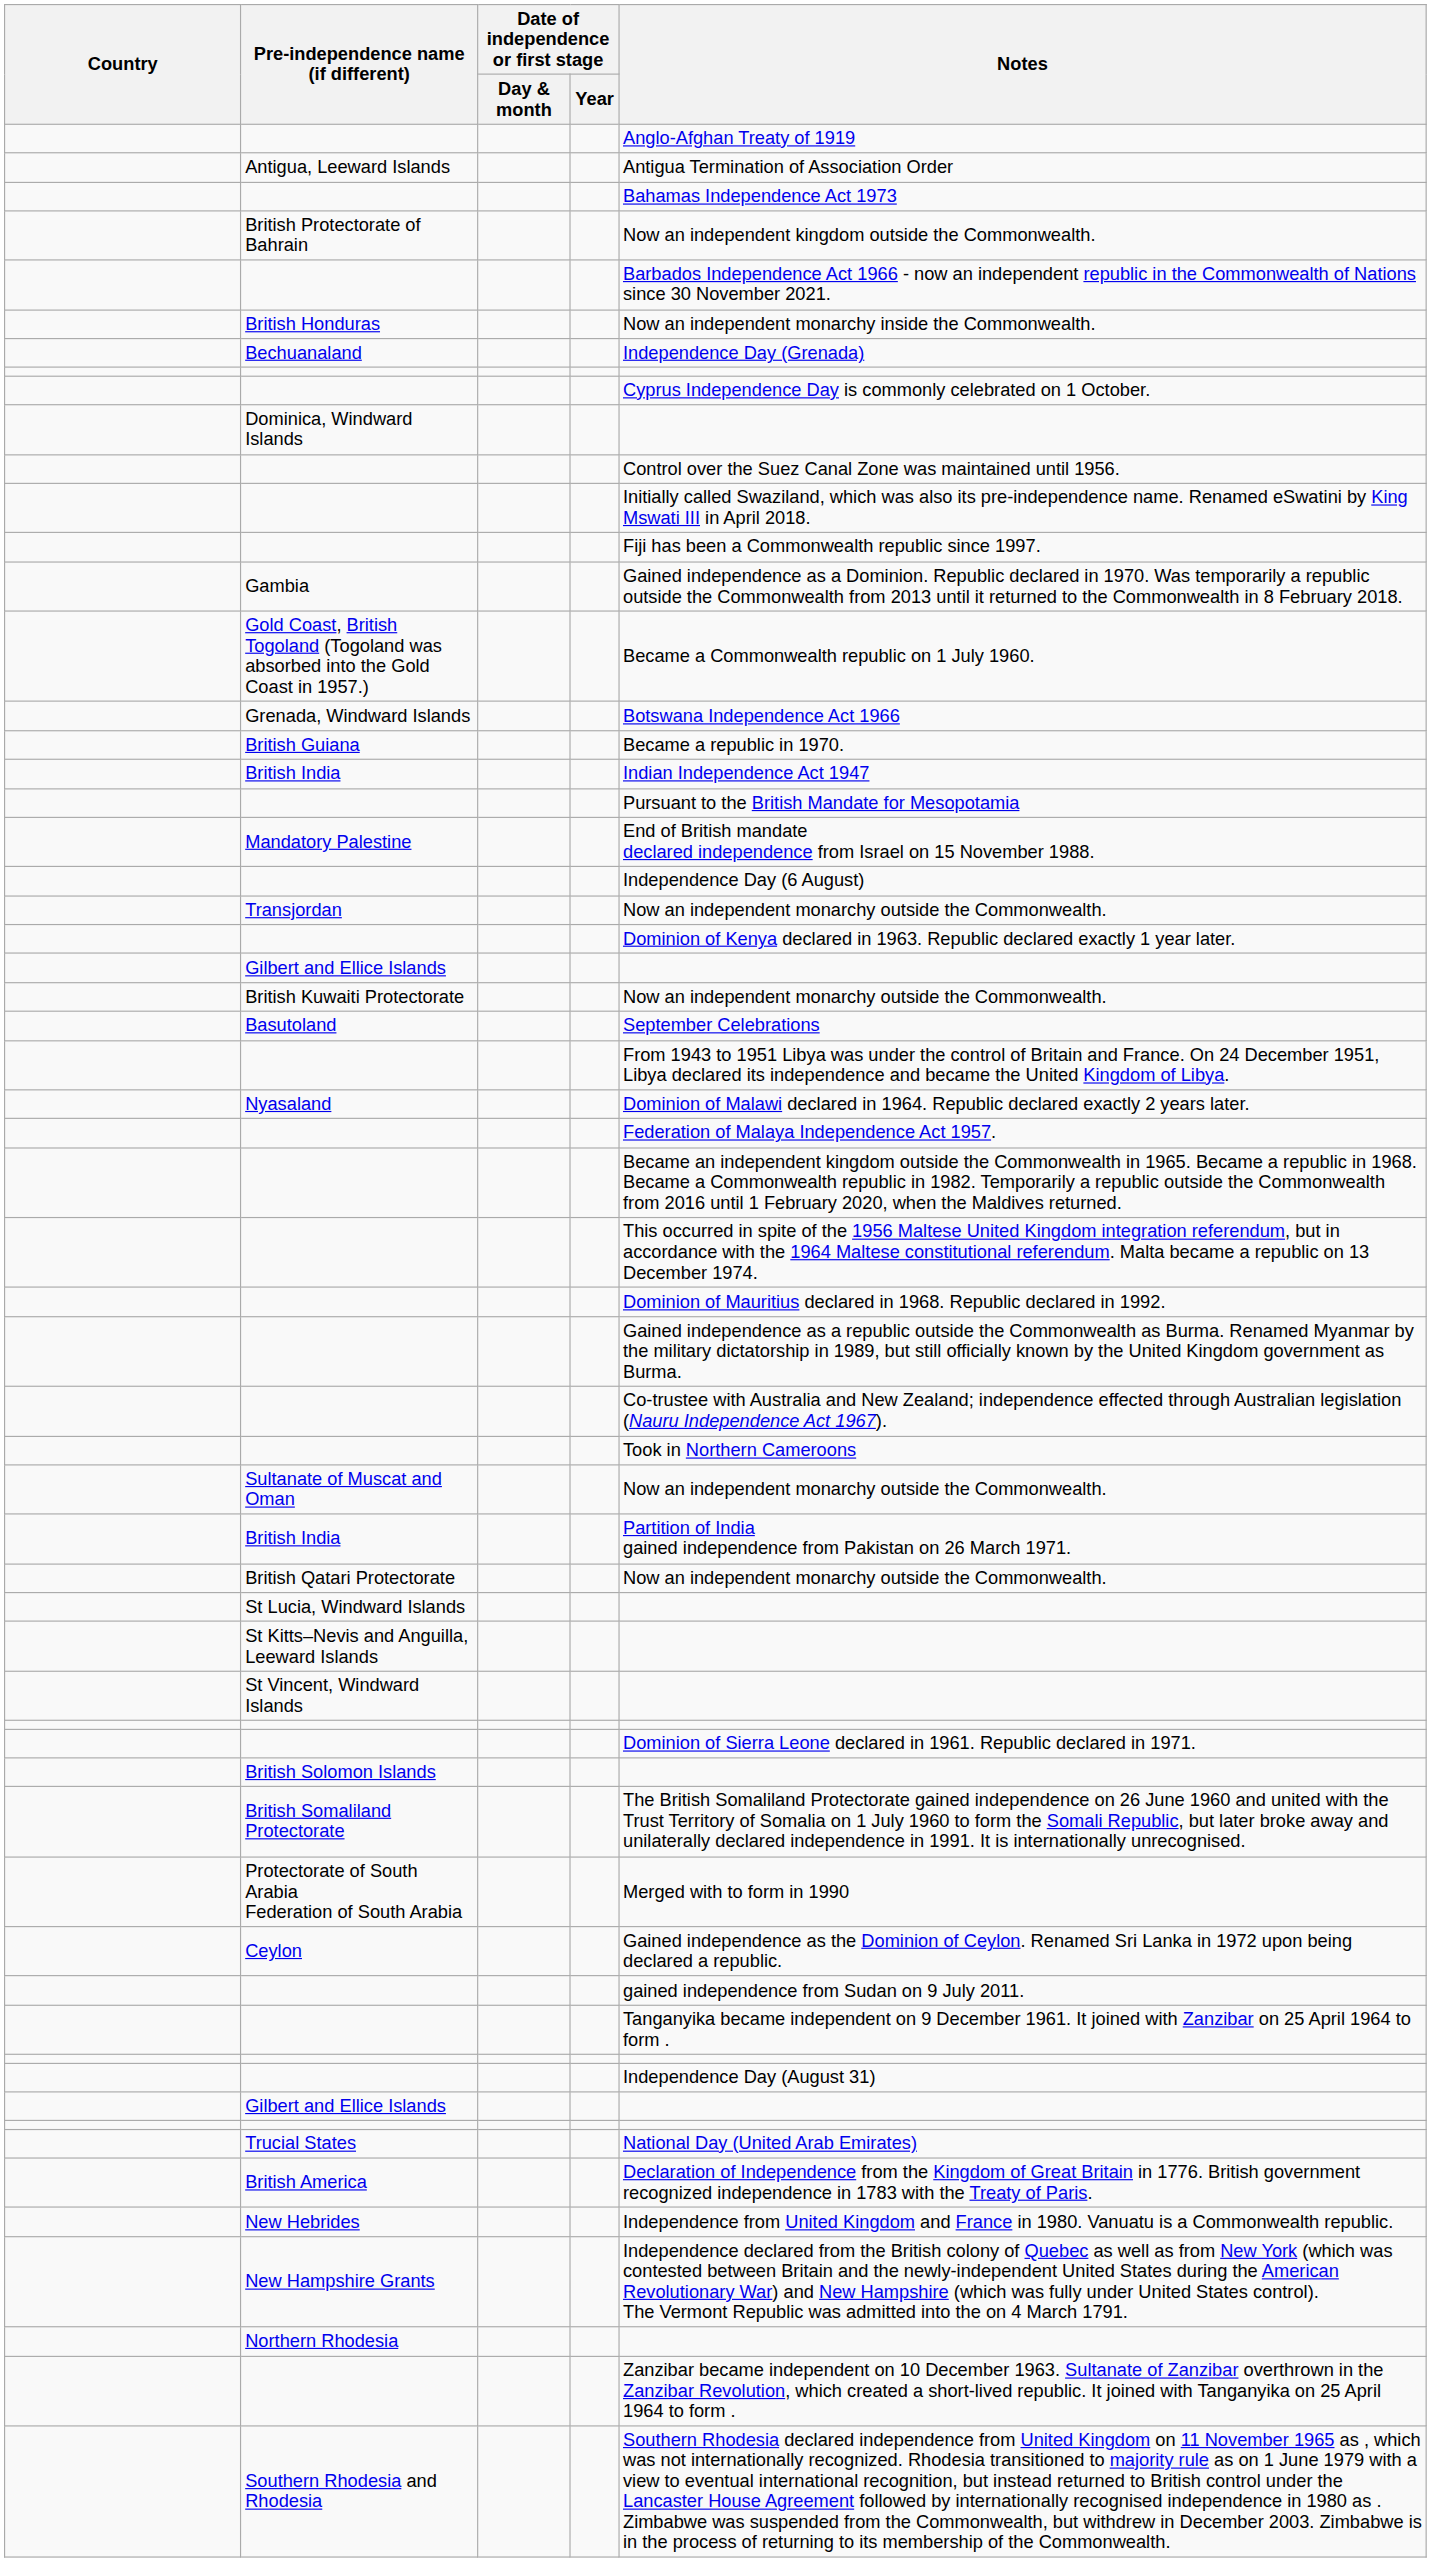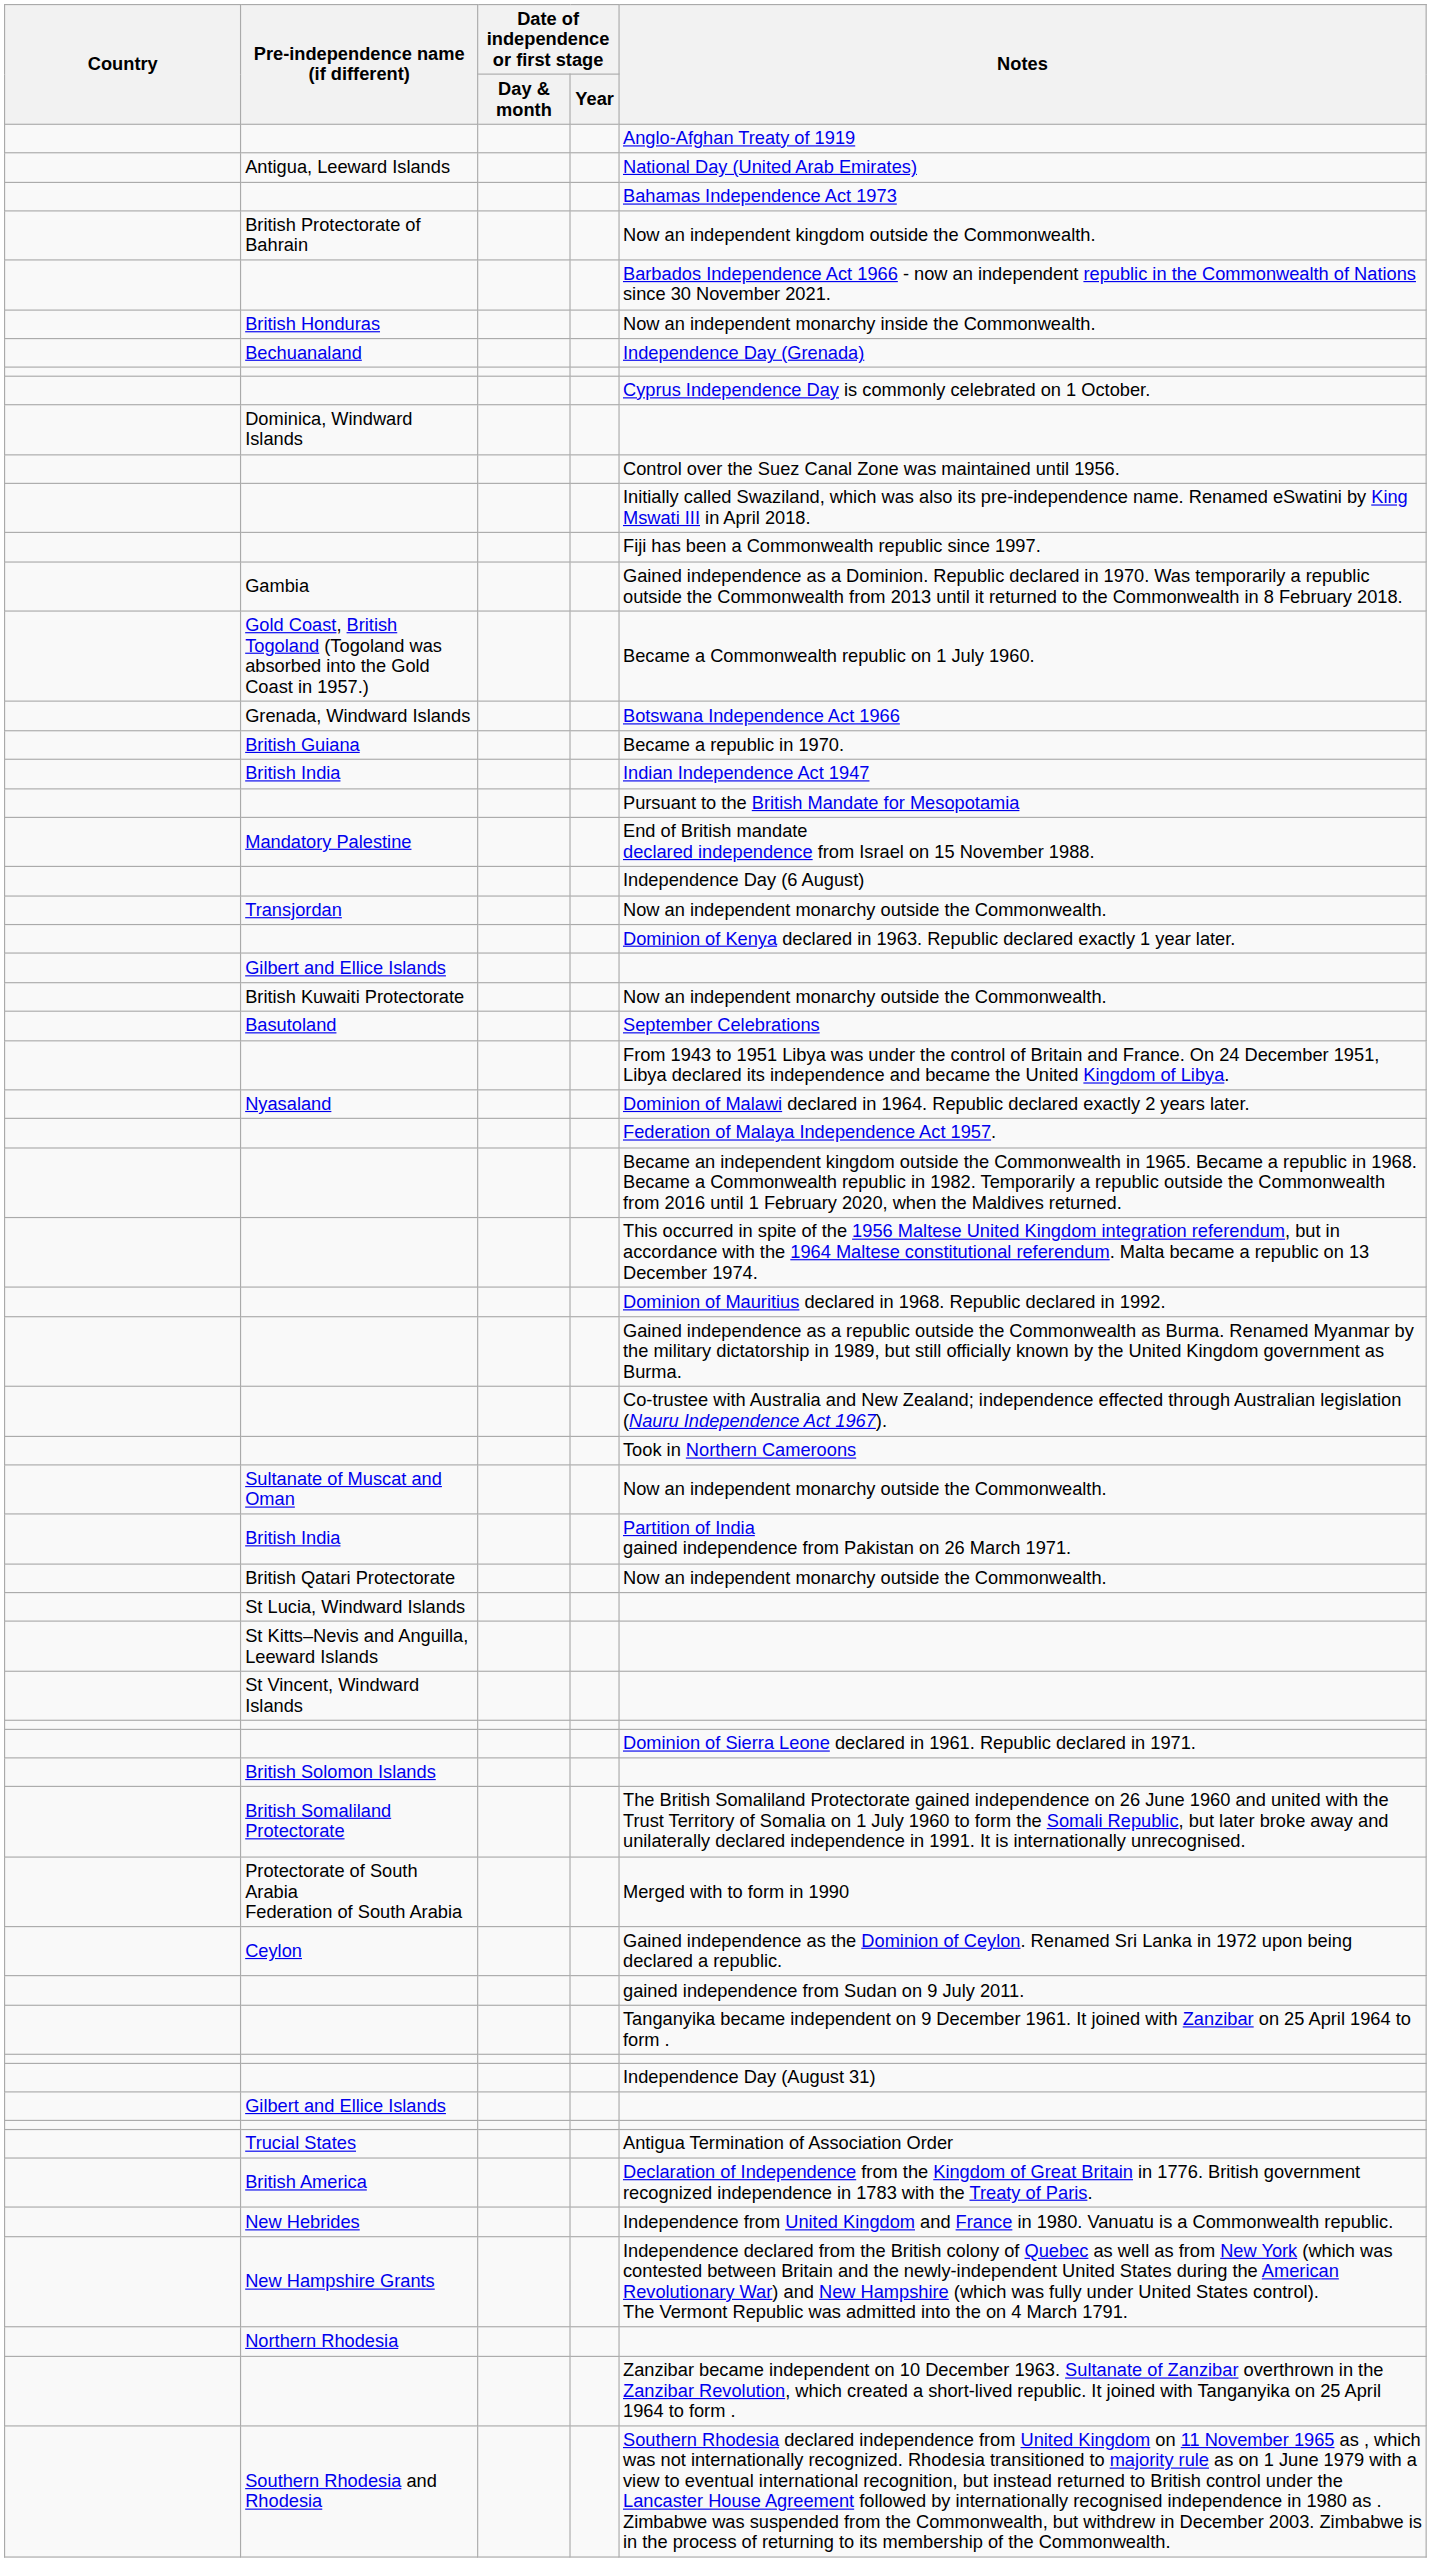(788, 167) Antigua Termination of Association Order -> (770, 167) National Day (United Arab Emirates)
(770, 2143) National Day (United Arab Emirates) -> (788, 2143) Antigua Termination of Association Order
